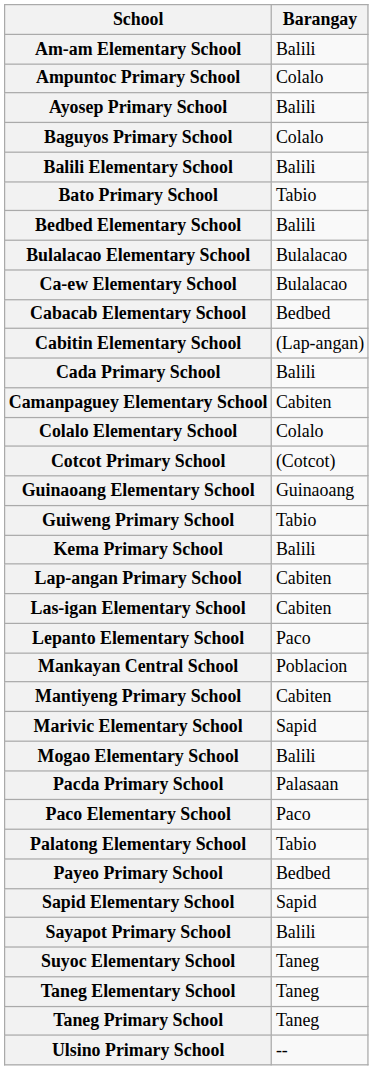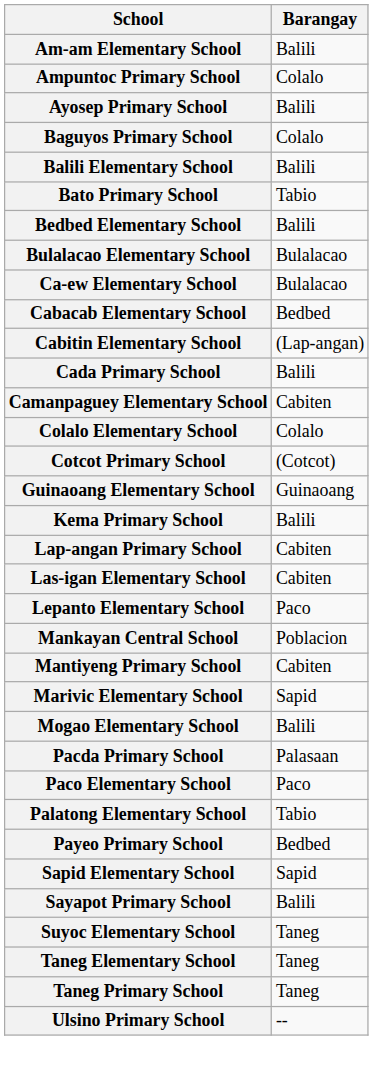- row: (138, 520)
